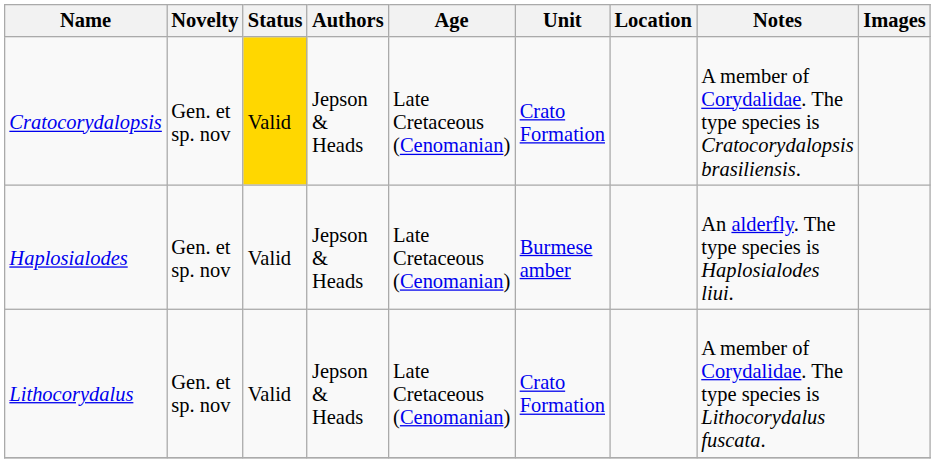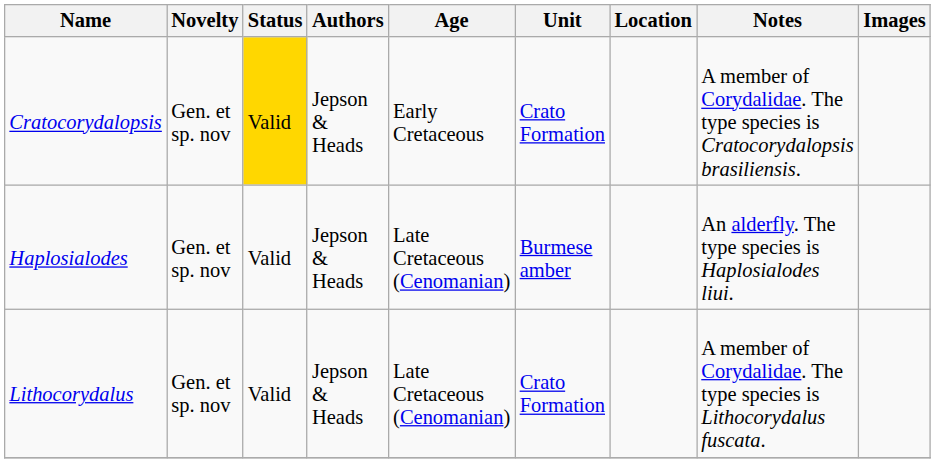(452, 122) Late Cretaceous (Cenomanian) -> (439, 122) Early Cretaceous
